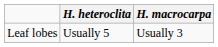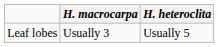columns swapped: (97, 14) <-> (174, 14)
